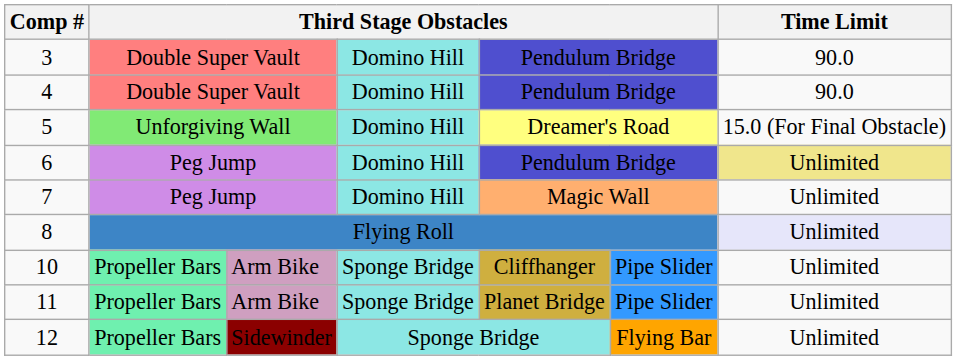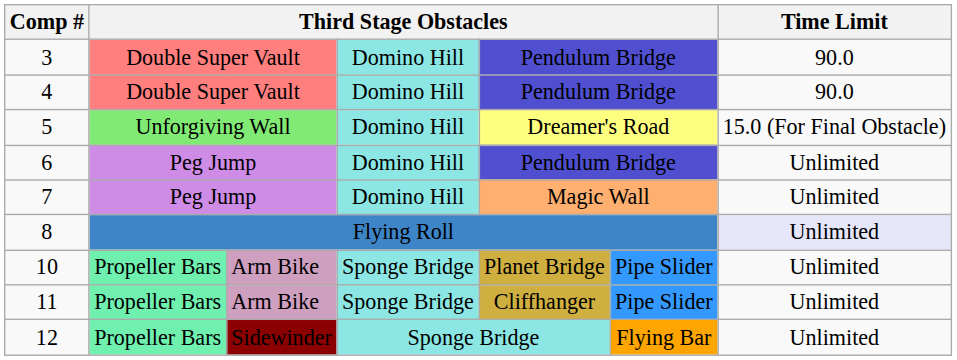(834, 162) khaki background -> (834, 162) no background
(544, 267) Cliffhanger -> (544, 267) Planet Bridge
(544, 302) Planet Bridge -> (544, 302) Cliffhanger
